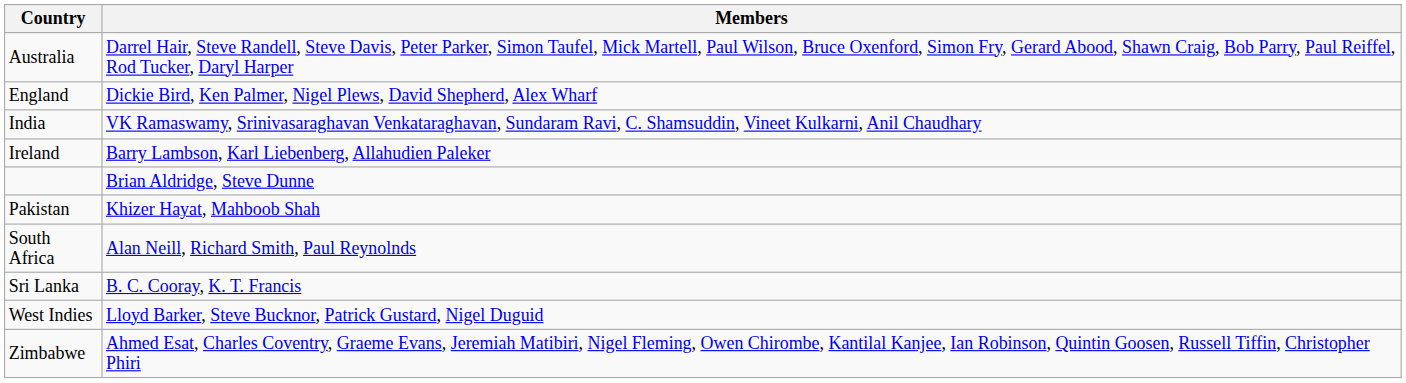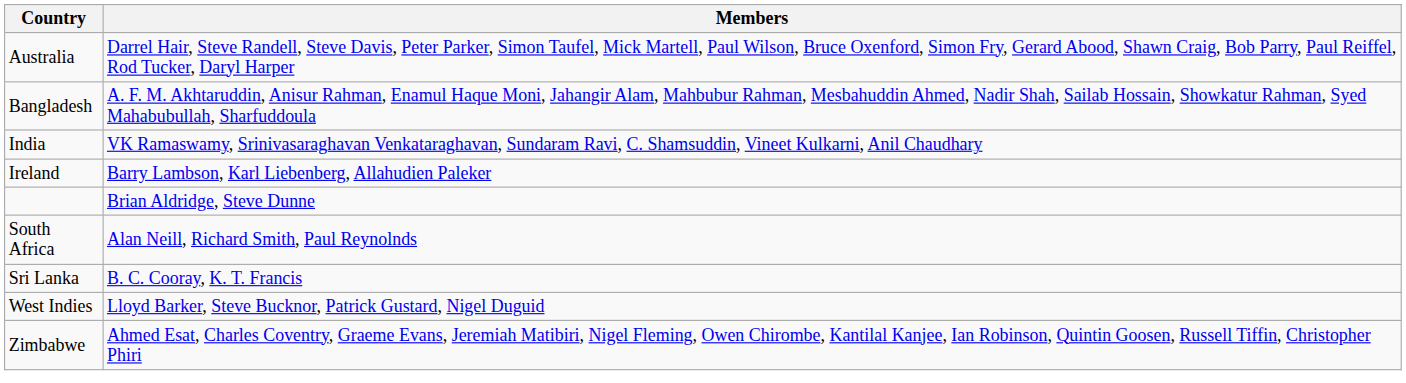+ row: (50, 105)
- row: (39, 95)
- row: (39, 209)
